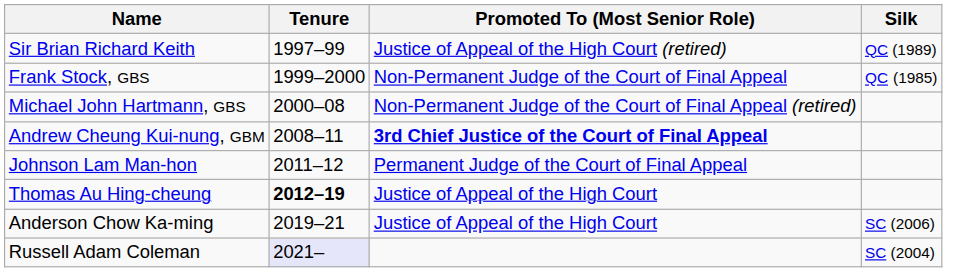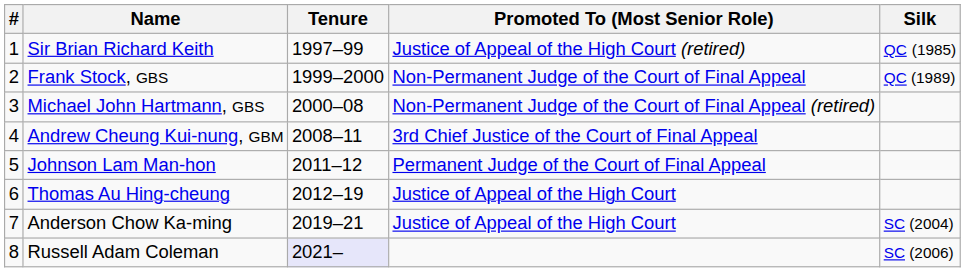+ column: (14, 19)
(901, 49) QC (1989) -> (920, 48) QC (1985)
(901, 77) QC (1985) -> (919, 78) QC (1989)
(571, 135) bold -> (575, 135) normal
(309, 194) bold -> (328, 194) normal
(900, 224) SC (2006) -> (919, 224) SC (2004)
(900, 253) SC (2004) -> (919, 253) SC (2006)
